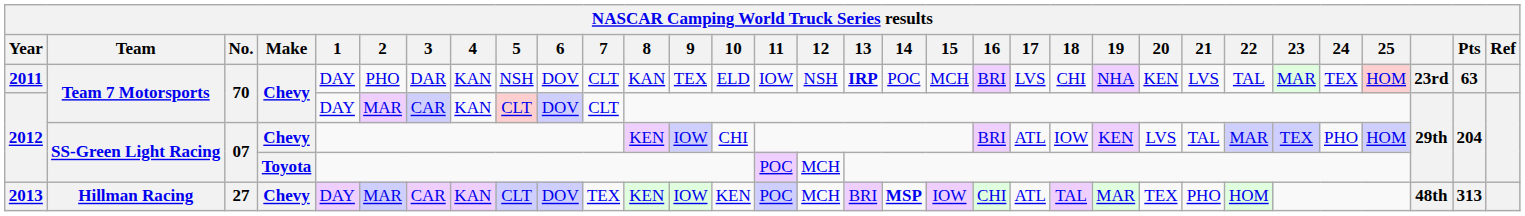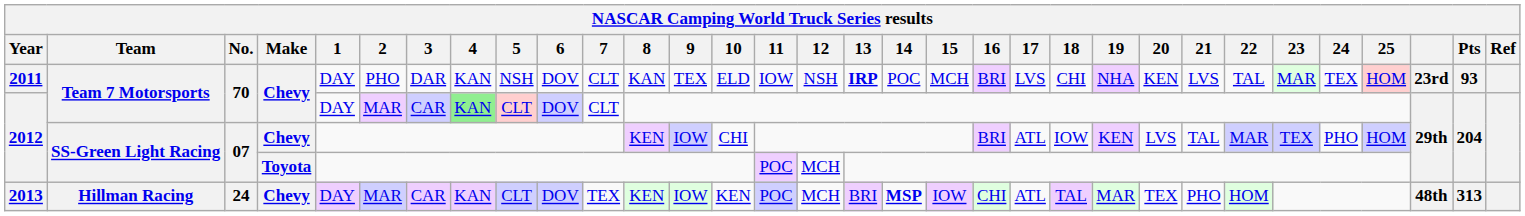(1469, 78) 63 -> (1469, 78) 93
(473, 107) no background -> (473, 107) lightgreen background
(241, 196) 27 -> (241, 196) 24
